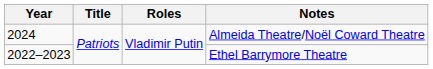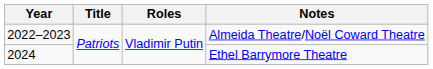(21, 34) 2024 -> (39, 34) 2022–2023
(39, 54) 2022–2023 -> (21, 54) 2024
